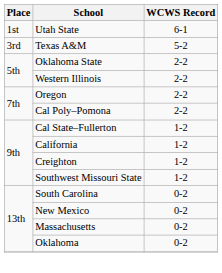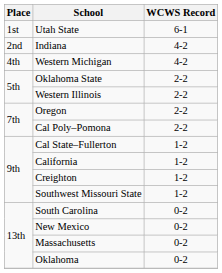+ row: (51, 45)
- row: (61, 45)
+ row: (73, 62)
